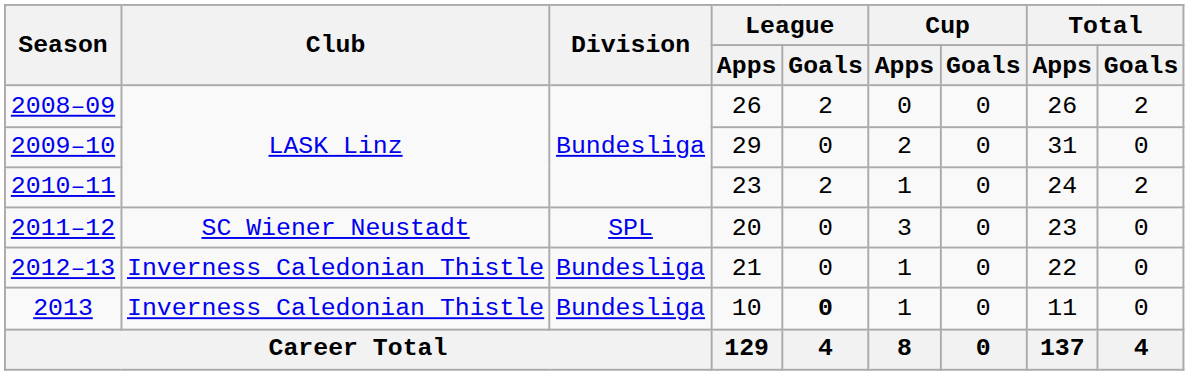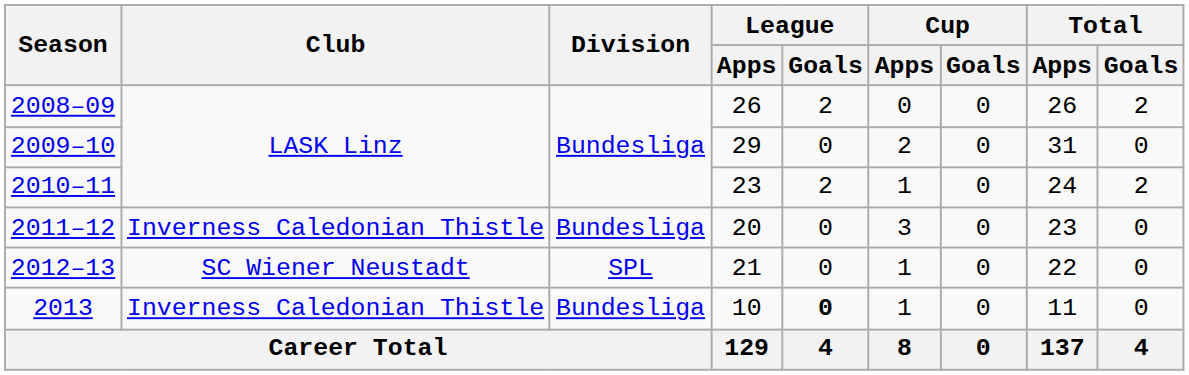(336, 228) SC Wiener Neustadt -> (336, 228) Inverness Caledonian Thistle
(631, 228) SPL -> (631, 228) Bundesliga
(336, 268) Inverness Caledonian Thistle -> (336, 268) SC Wiener Neustadt
(631, 268) Bundesliga -> (631, 268) SPL
